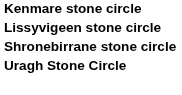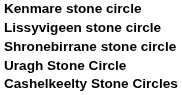+ row: (91, 84)
